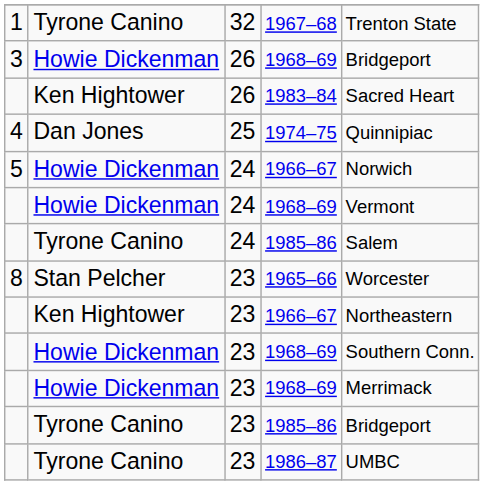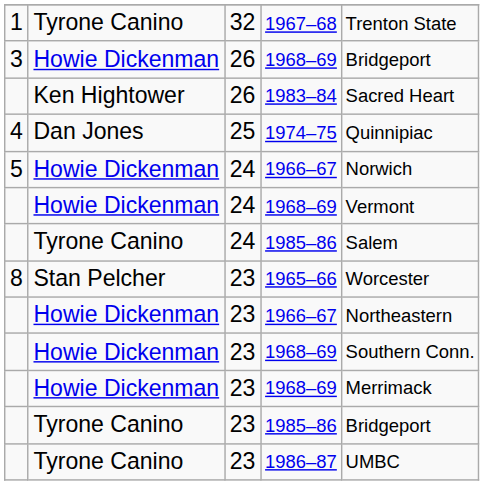(109, 315) Ken Hightower -> (126, 315) Howie Dickenman
